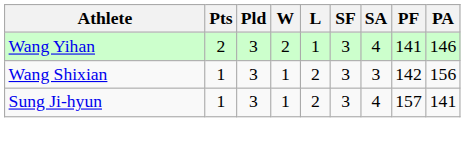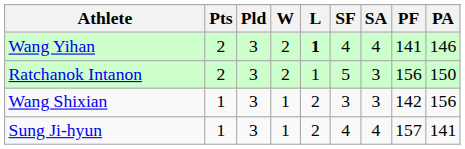(315, 46) normal -> (315, 46) bold
(346, 46) 3 -> (346, 46) 4
+ row: (75, 74)
(346, 102) 3 -> (346, 130) 4
